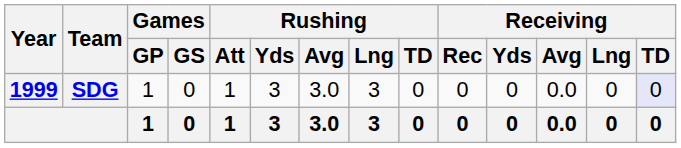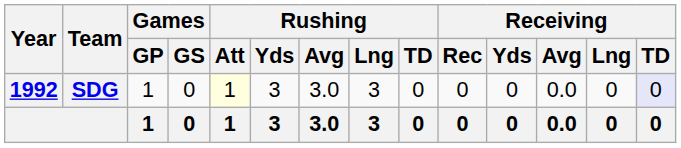(34, 90) 1999 -> (34, 90) 1992
(230, 90) no background -> (230, 90) lightyellow background
